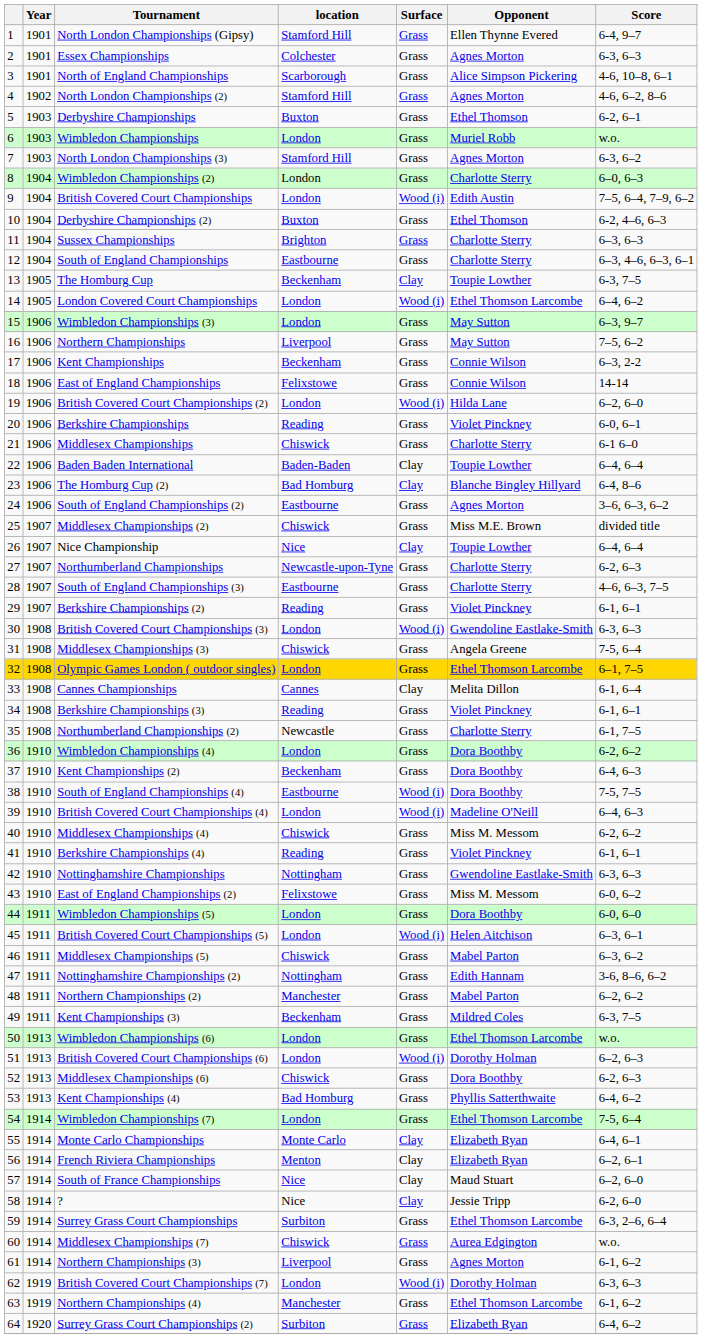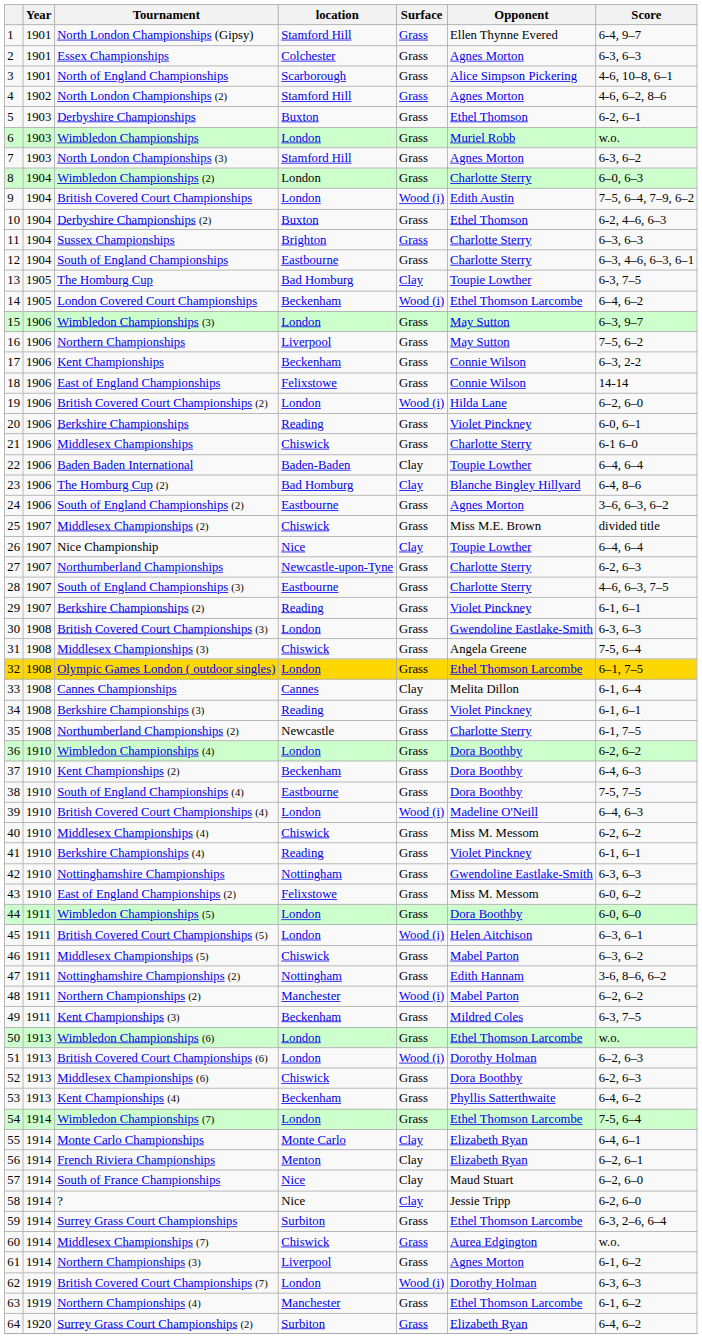(311, 280) Beckenham -> (317, 280) Bad Homburg
(301, 300) London -> (311, 300) Beckenham
(422, 627) Wood (i) -> (414, 627) Grass
(422, 791) Wood (i) -> (414, 791) Grass
(414, 996) Grass -> (422, 996) Wood (i)
(317, 1098) Bad Homburg -> (311, 1098) Beckenham
